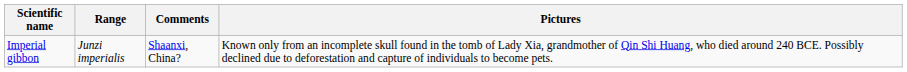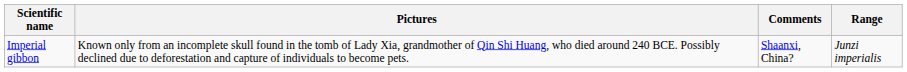columns swapped: (110, 20) <-> (561, 20)
